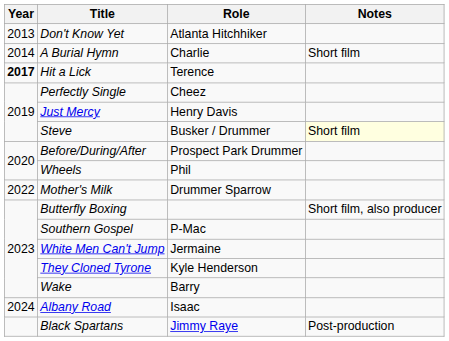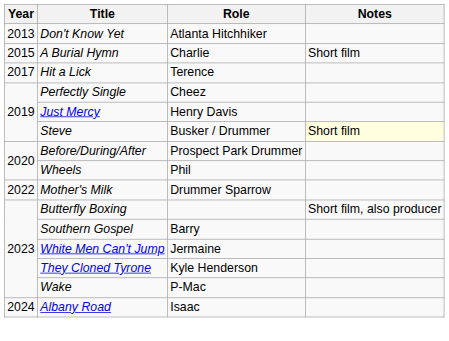(21, 53) 2014 -> (21, 53) 2015
(21, 72) bold -> (21, 72) normal
(188, 229) P-Mac -> (185, 229) Barry
(185, 287) Barry -> (188, 287) P-Mac
- row: (82, 326)
